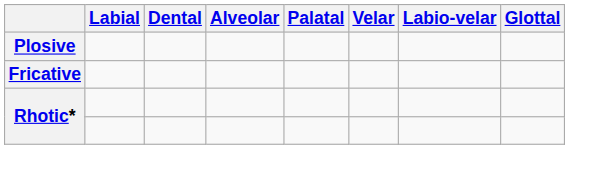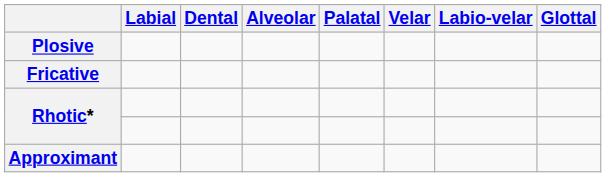+ row: (63, 158)
